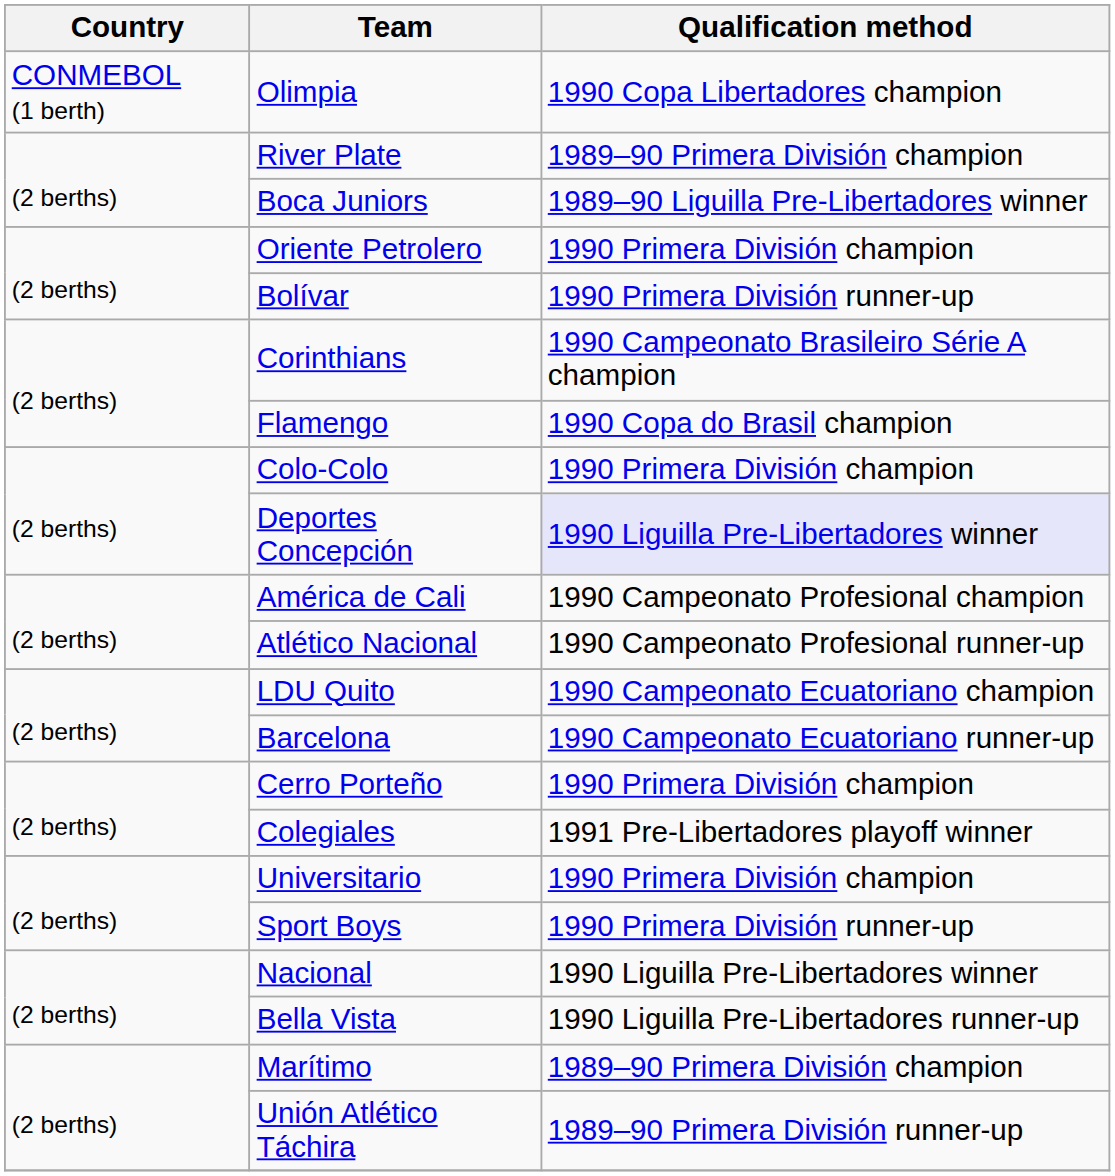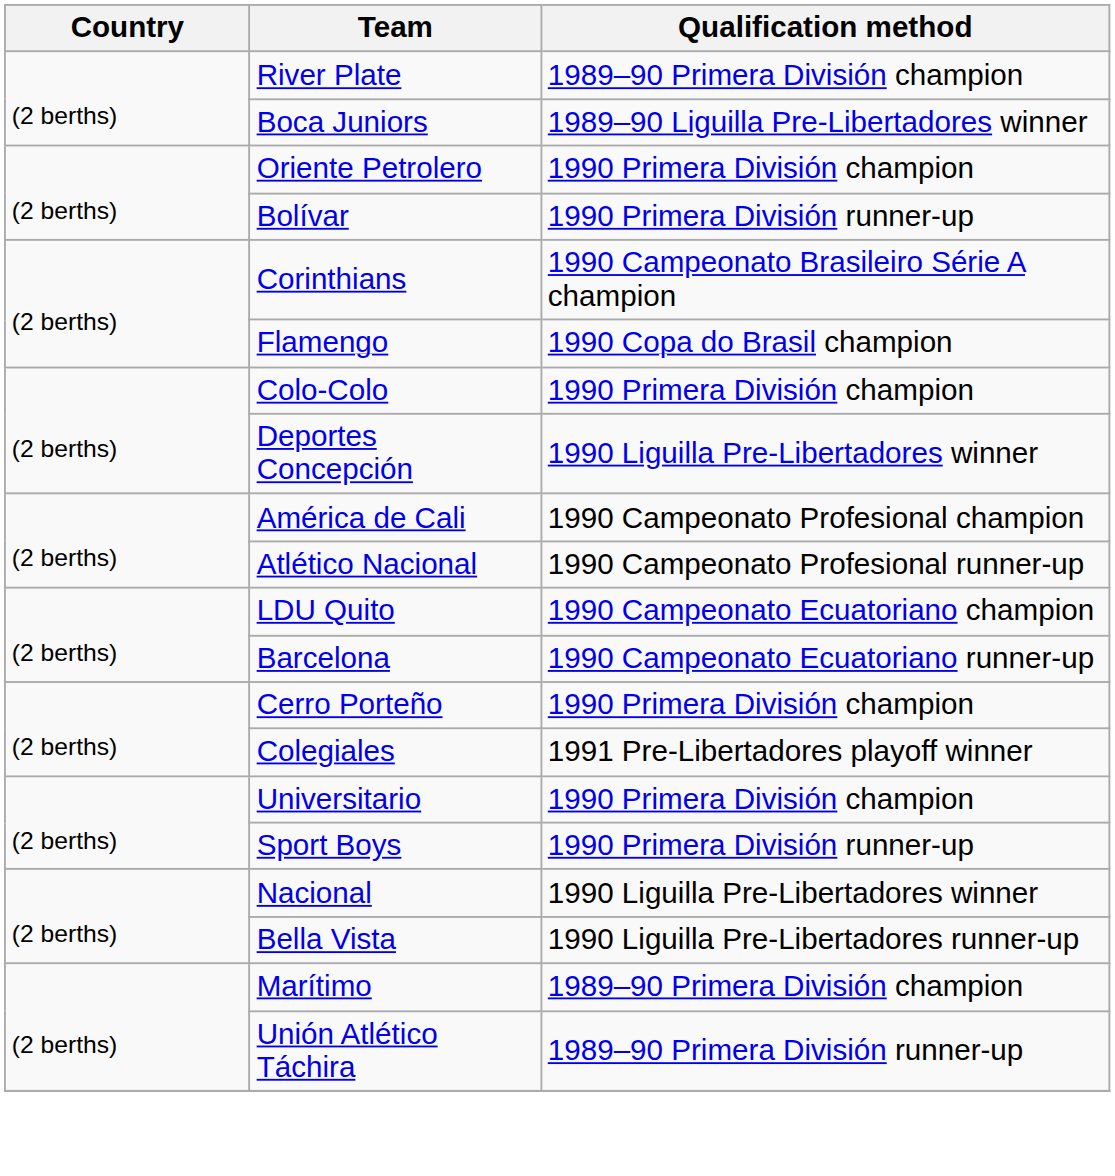- row: (307, 91)
(793, 533) lavender background -> (793, 453) no background
